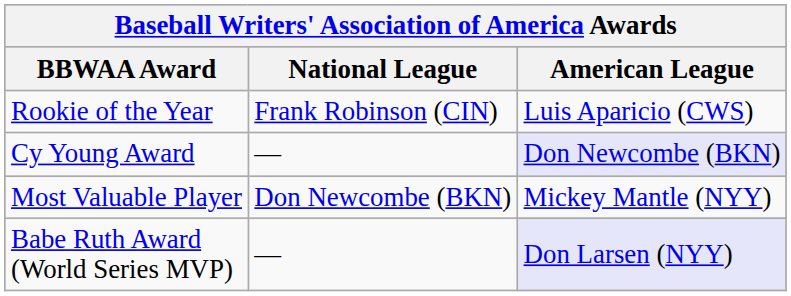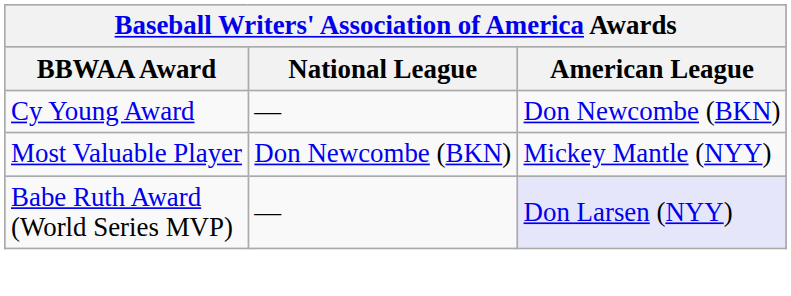- row: (112, 111)
(652, 153) lavender background -> (652, 111) no background
